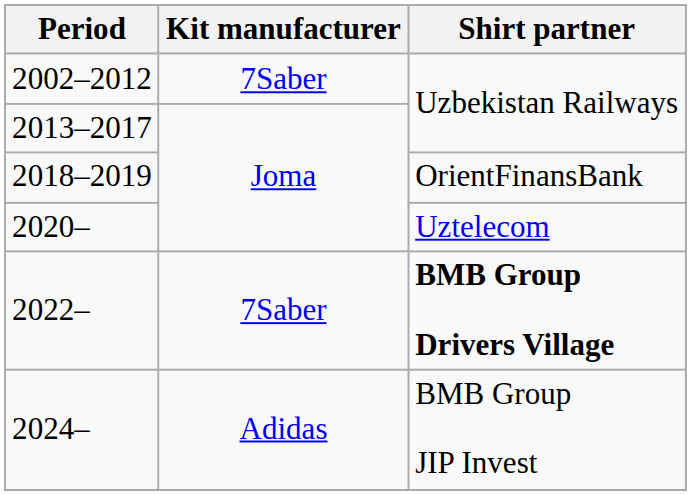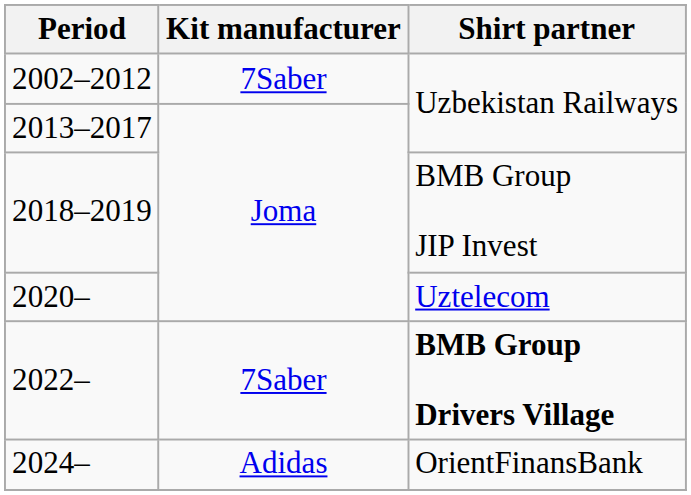(529, 176) OrientFinansBank -> (493, 211) BMB Group JIP Invest
(493, 429) BMB Group JIP Invest -> (529, 464) OrientFinansBank
